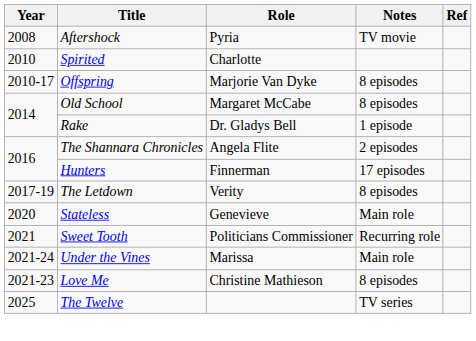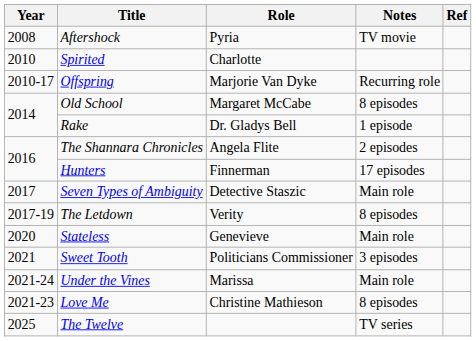(388, 81) 8 episodes -> (400, 81) Recurring role
+ row: (132, 192)
(400, 236) Recurring role -> (388, 258) 3 episodes
